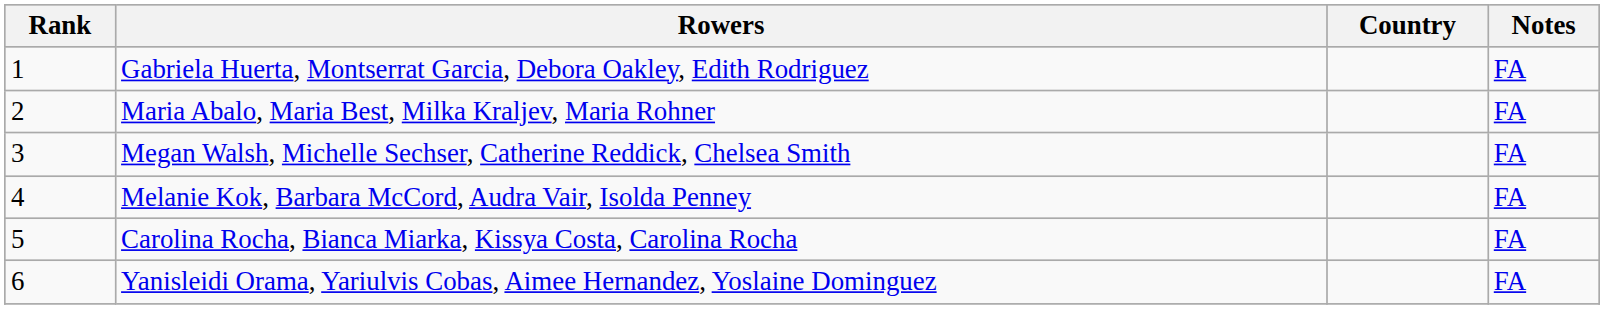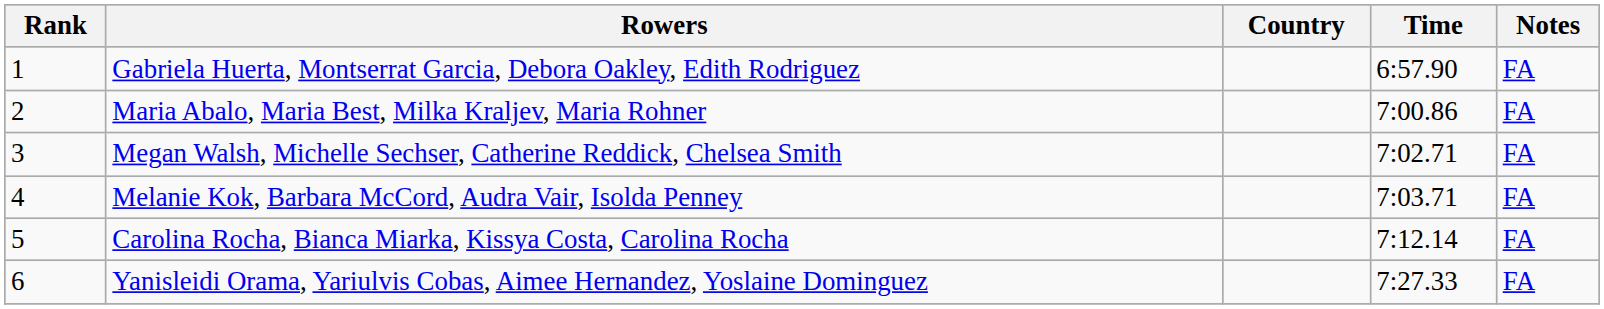+ column: (1433, 25)
